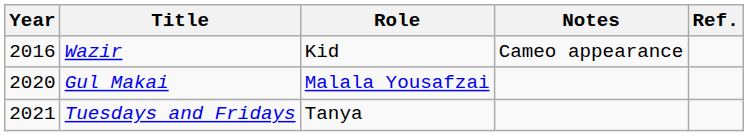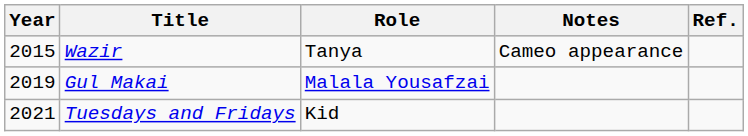(32, 52) 2016 -> (32, 52) 2015
(322, 52) Kid -> (334, 52) Tanya
(32, 83) 2020 -> (32, 83) 2019
(334, 114) Tanya -> (322, 114) Kid
